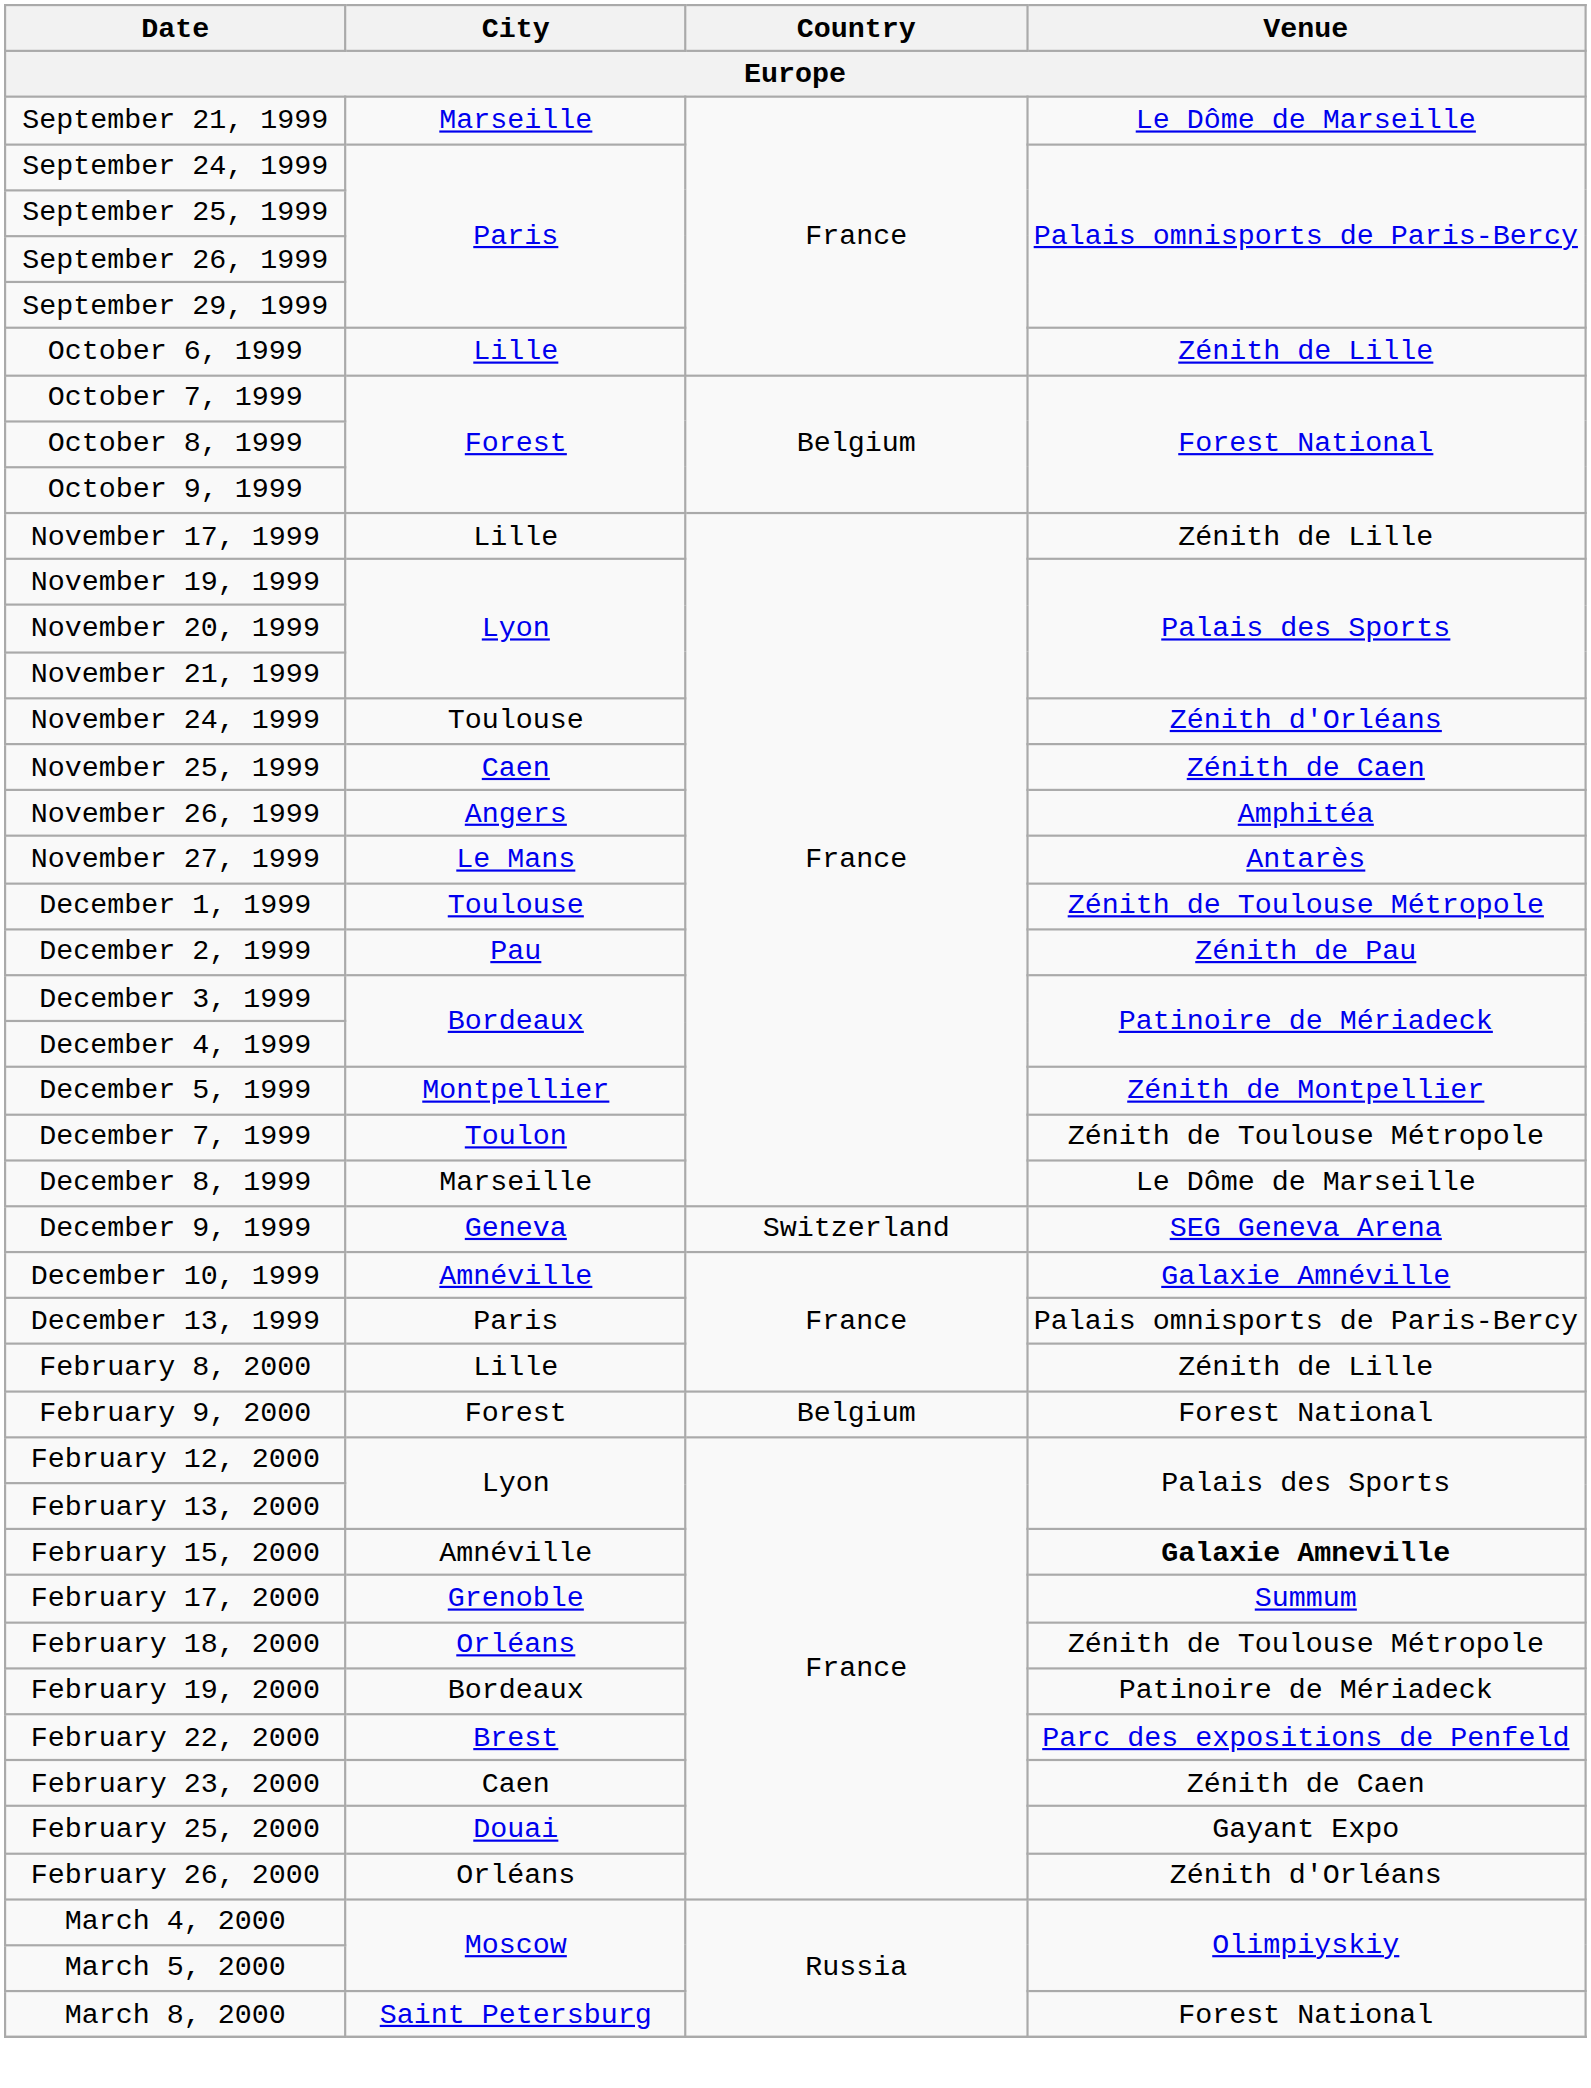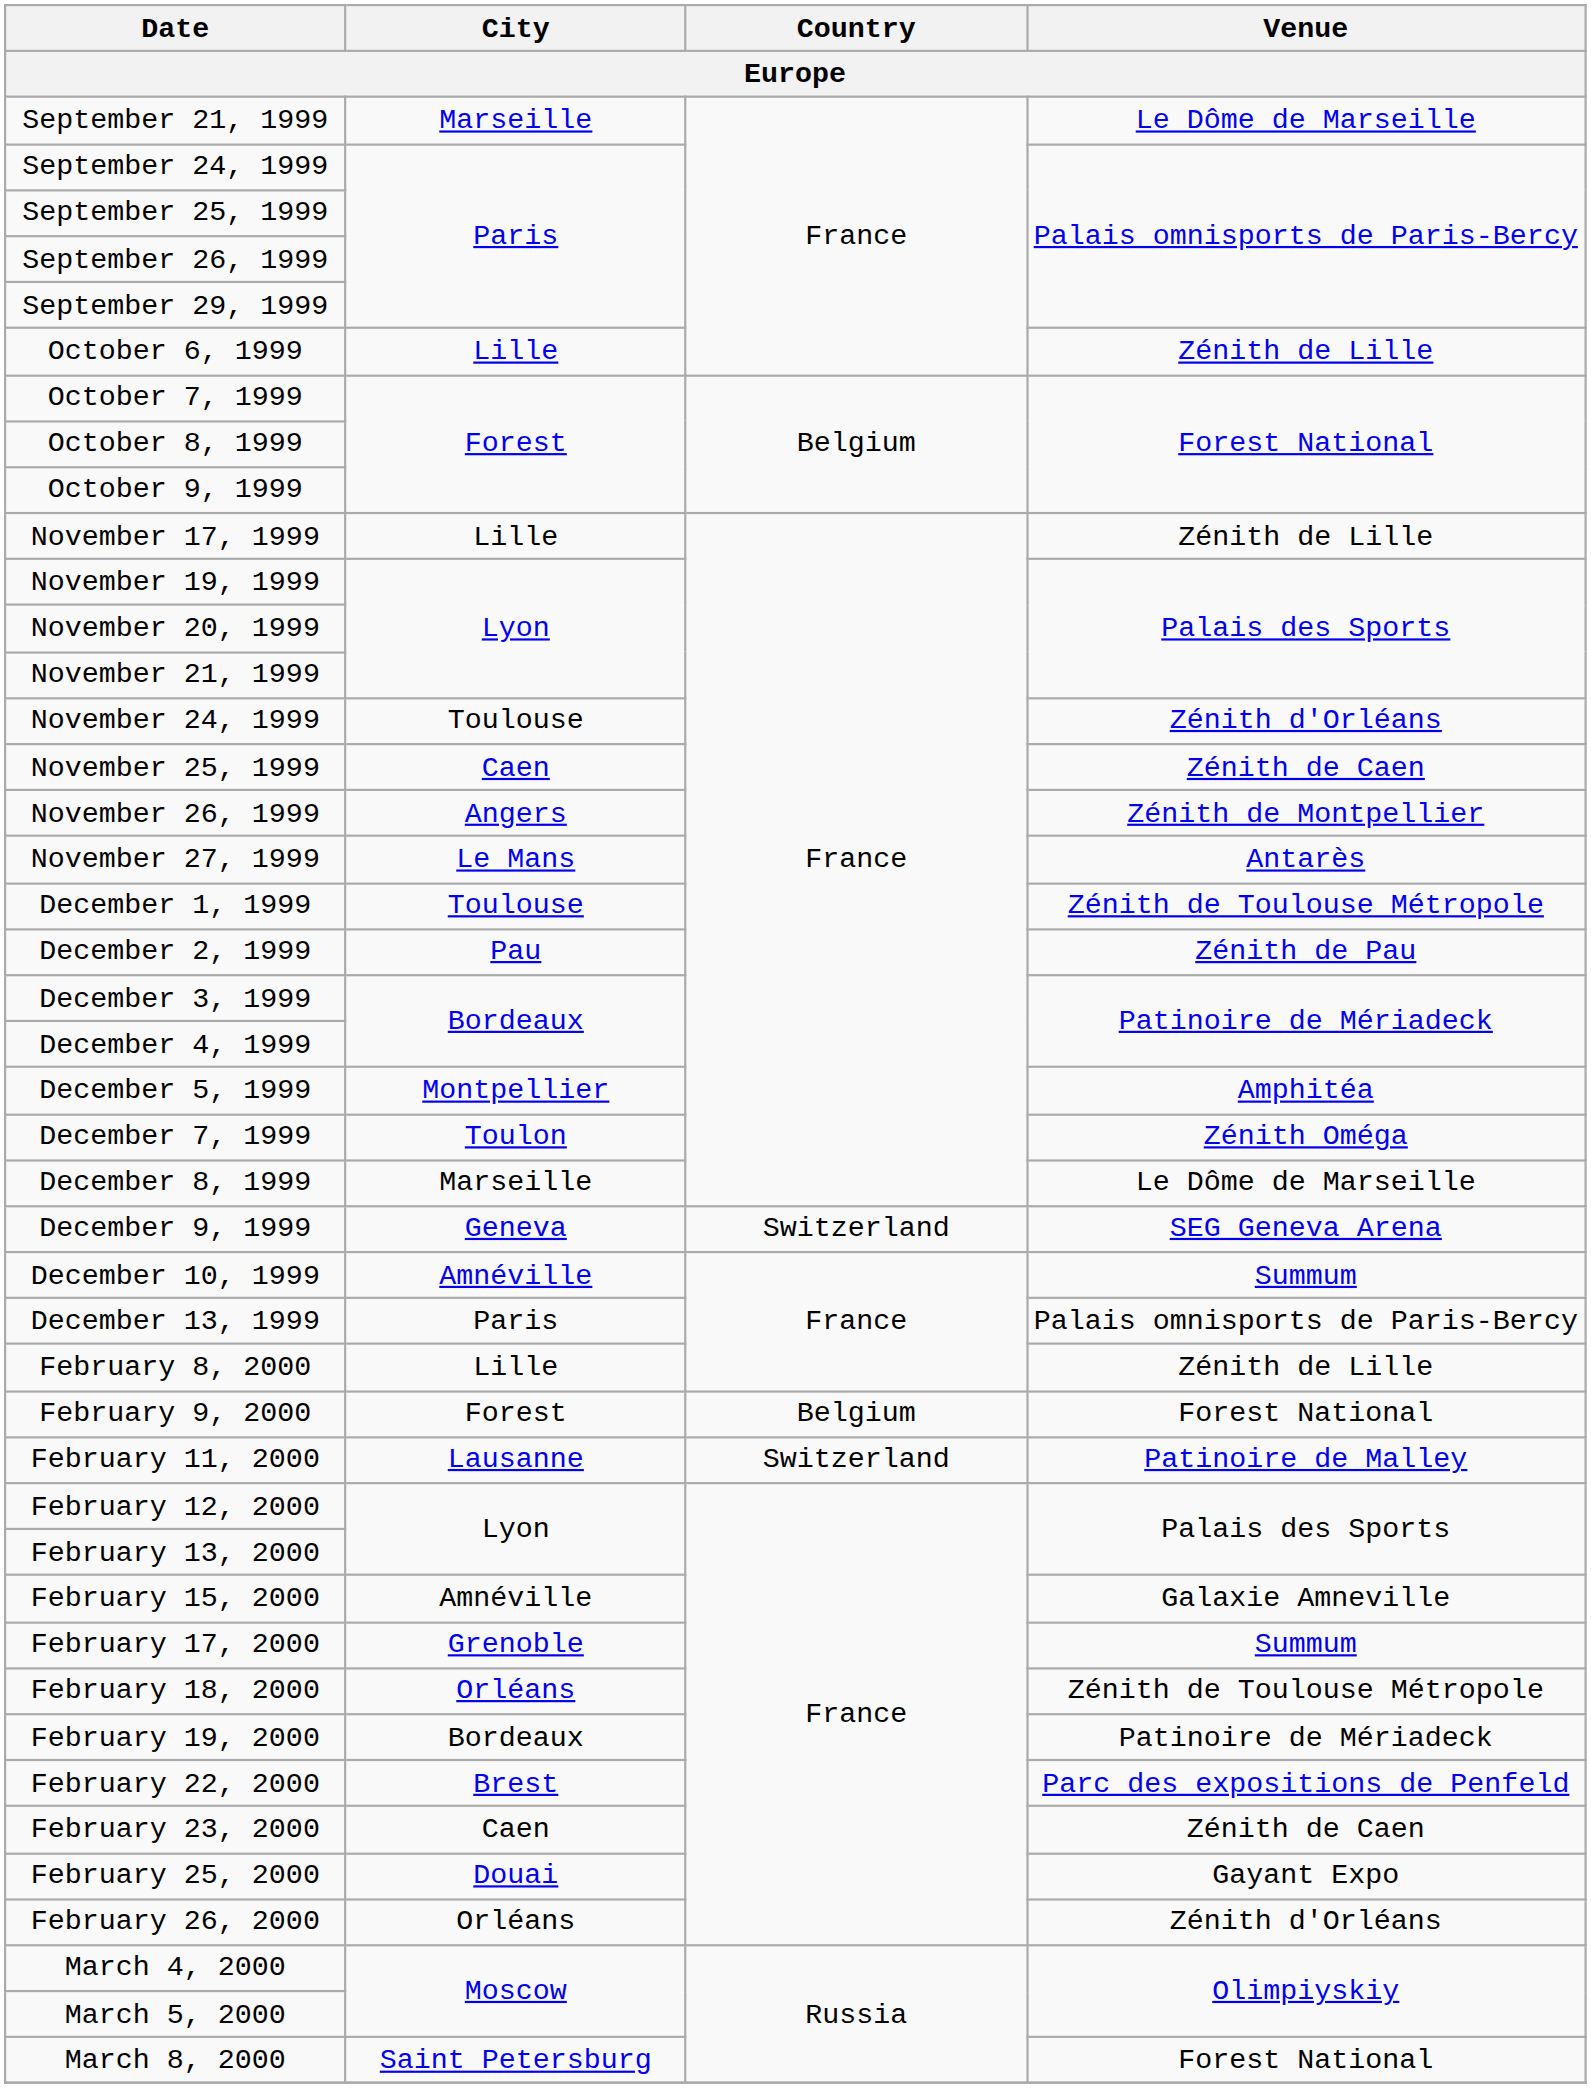(1306, 813) Amphitéa -> (1306, 813) Zénith de Montpellier
(1306, 1091) Zénith de Montpellier -> (1306, 1091) Amphitéa
(1306, 1137) Zénith de Toulouse Métropole -> (1306, 1137) Zénith Oméga
(1306, 1275) Galaxie Amnéville -> (1306, 1275) Summum
+ row: (175, 1460)
(1306, 1552) bold -> (1306, 1599) normal
